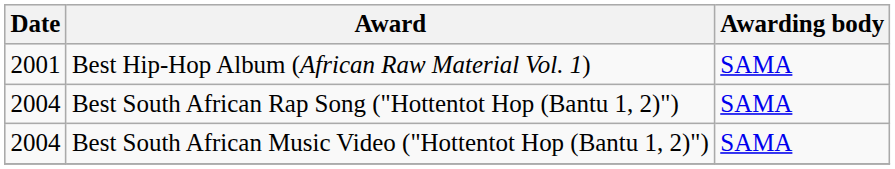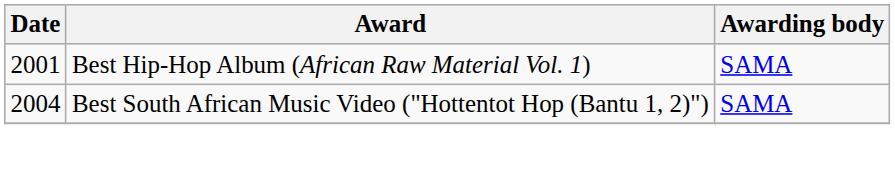- row: (375, 103)
